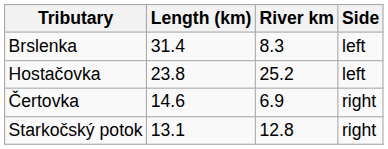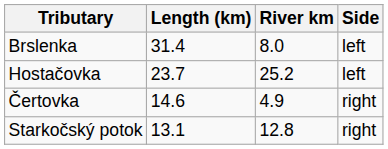(272, 46) 8.3 -> (272, 46) 8.0
(168, 74) 23.8 -> (168, 74) 23.7
(272, 102) 6.9 -> (272, 102) 4.9
